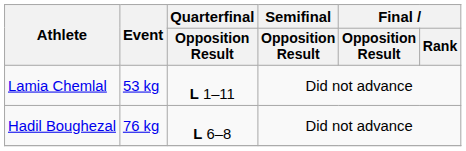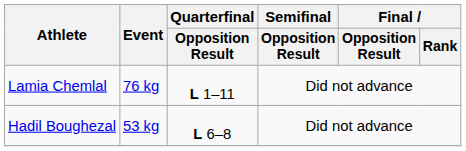(141, 86) 53 kg -> (141, 86) 76 kg
(141, 126) 76 kg -> (141, 126) 53 kg
